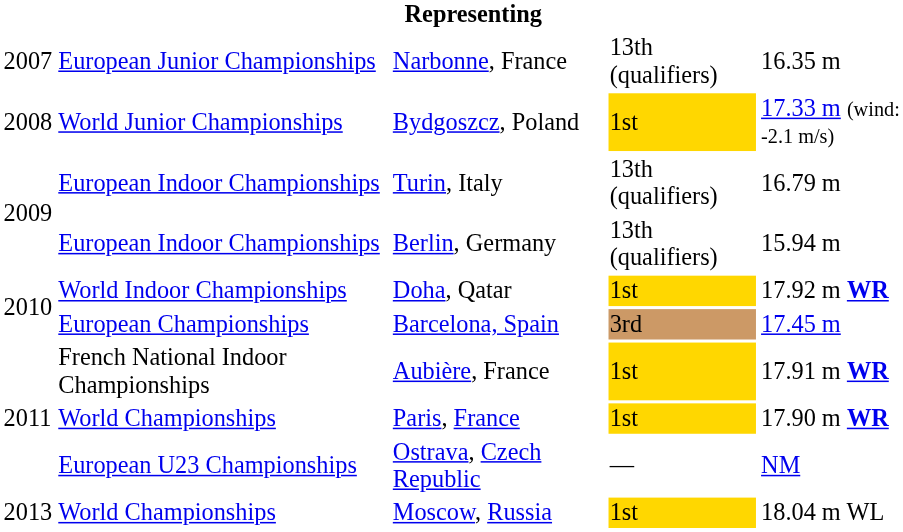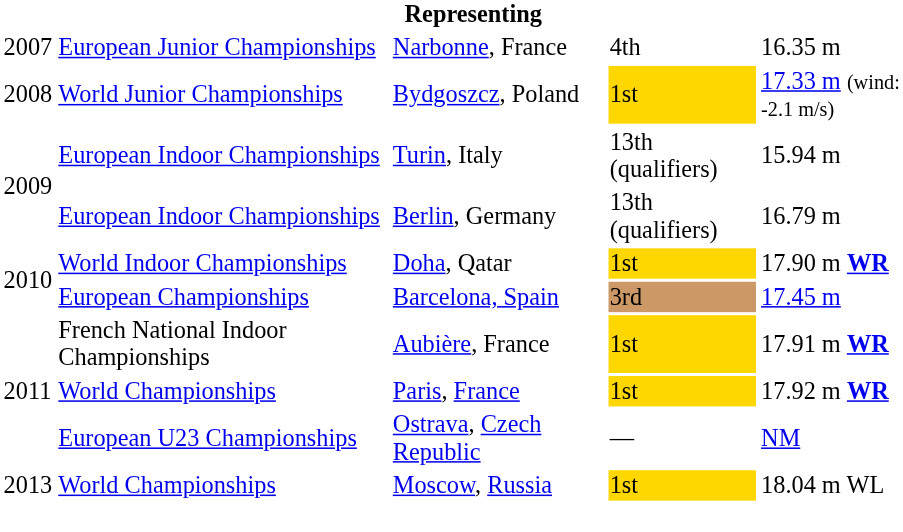(664, 61) 13th (qualifiers) -> (625, 47) 4th
(801, 182) 16.79 m -> (801, 155) 15.94 m
(801, 243) 15.94 m -> (801, 216) 16.79 m
(825, 290) 17.92 m WR -> (825, 263) 17.90 m WR
(825, 418) 17.90 m WR -> (825, 390) 17.92 m WR
